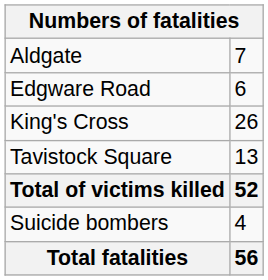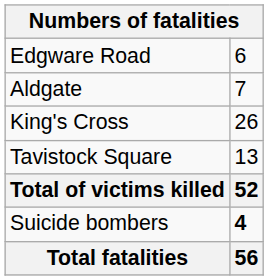rows swapped: (46, 55) <-> (80, 89)
(241, 224) normal -> (241, 224) bold
